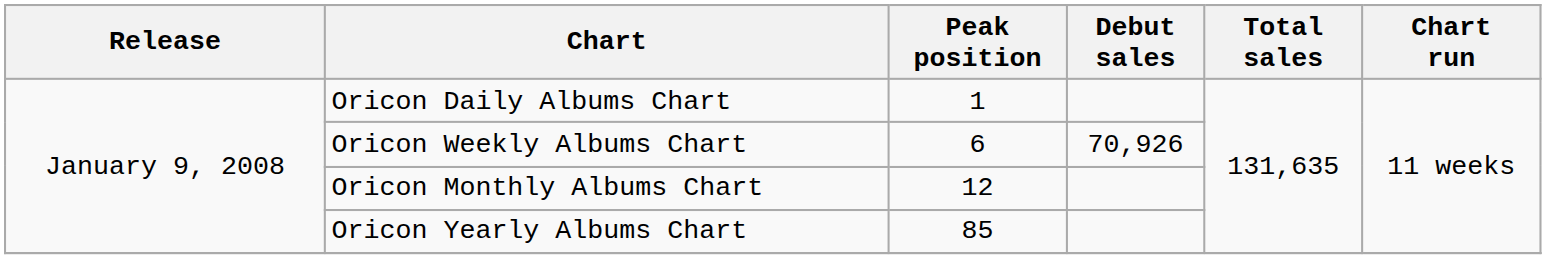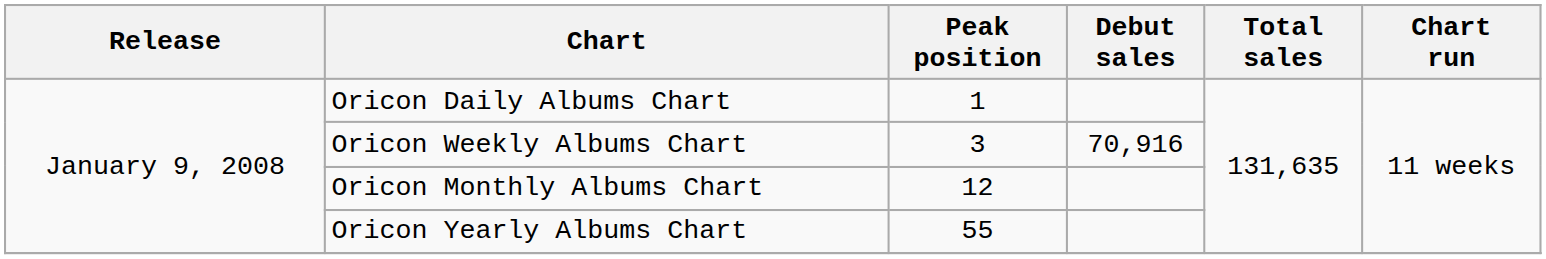(977, 144) 6 -> (977, 144) 3
(1135, 144) 70,926 -> (1135, 144) 70,916
(977, 231) 85 -> (977, 231) 55
